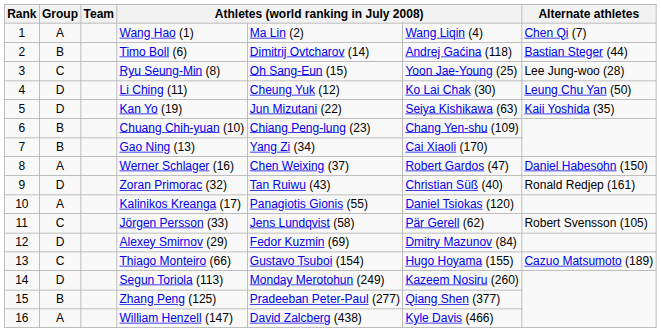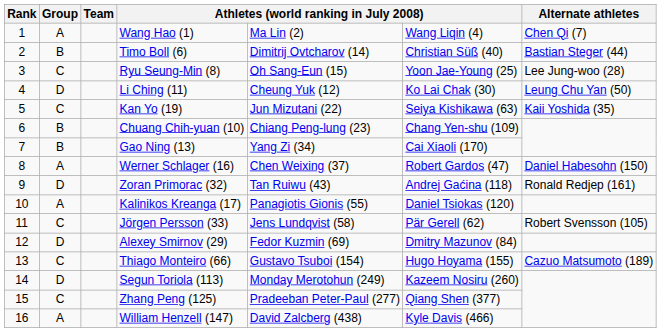(459, 52) Andrej Gaćina (118) -> (454, 52) Christian Süß (40)
(60, 109) D -> (60, 109) C
(454, 185) Christian Süß (40) -> (459, 185) Andrej Gaćina (118)
(60, 299) B -> (60, 299) C
